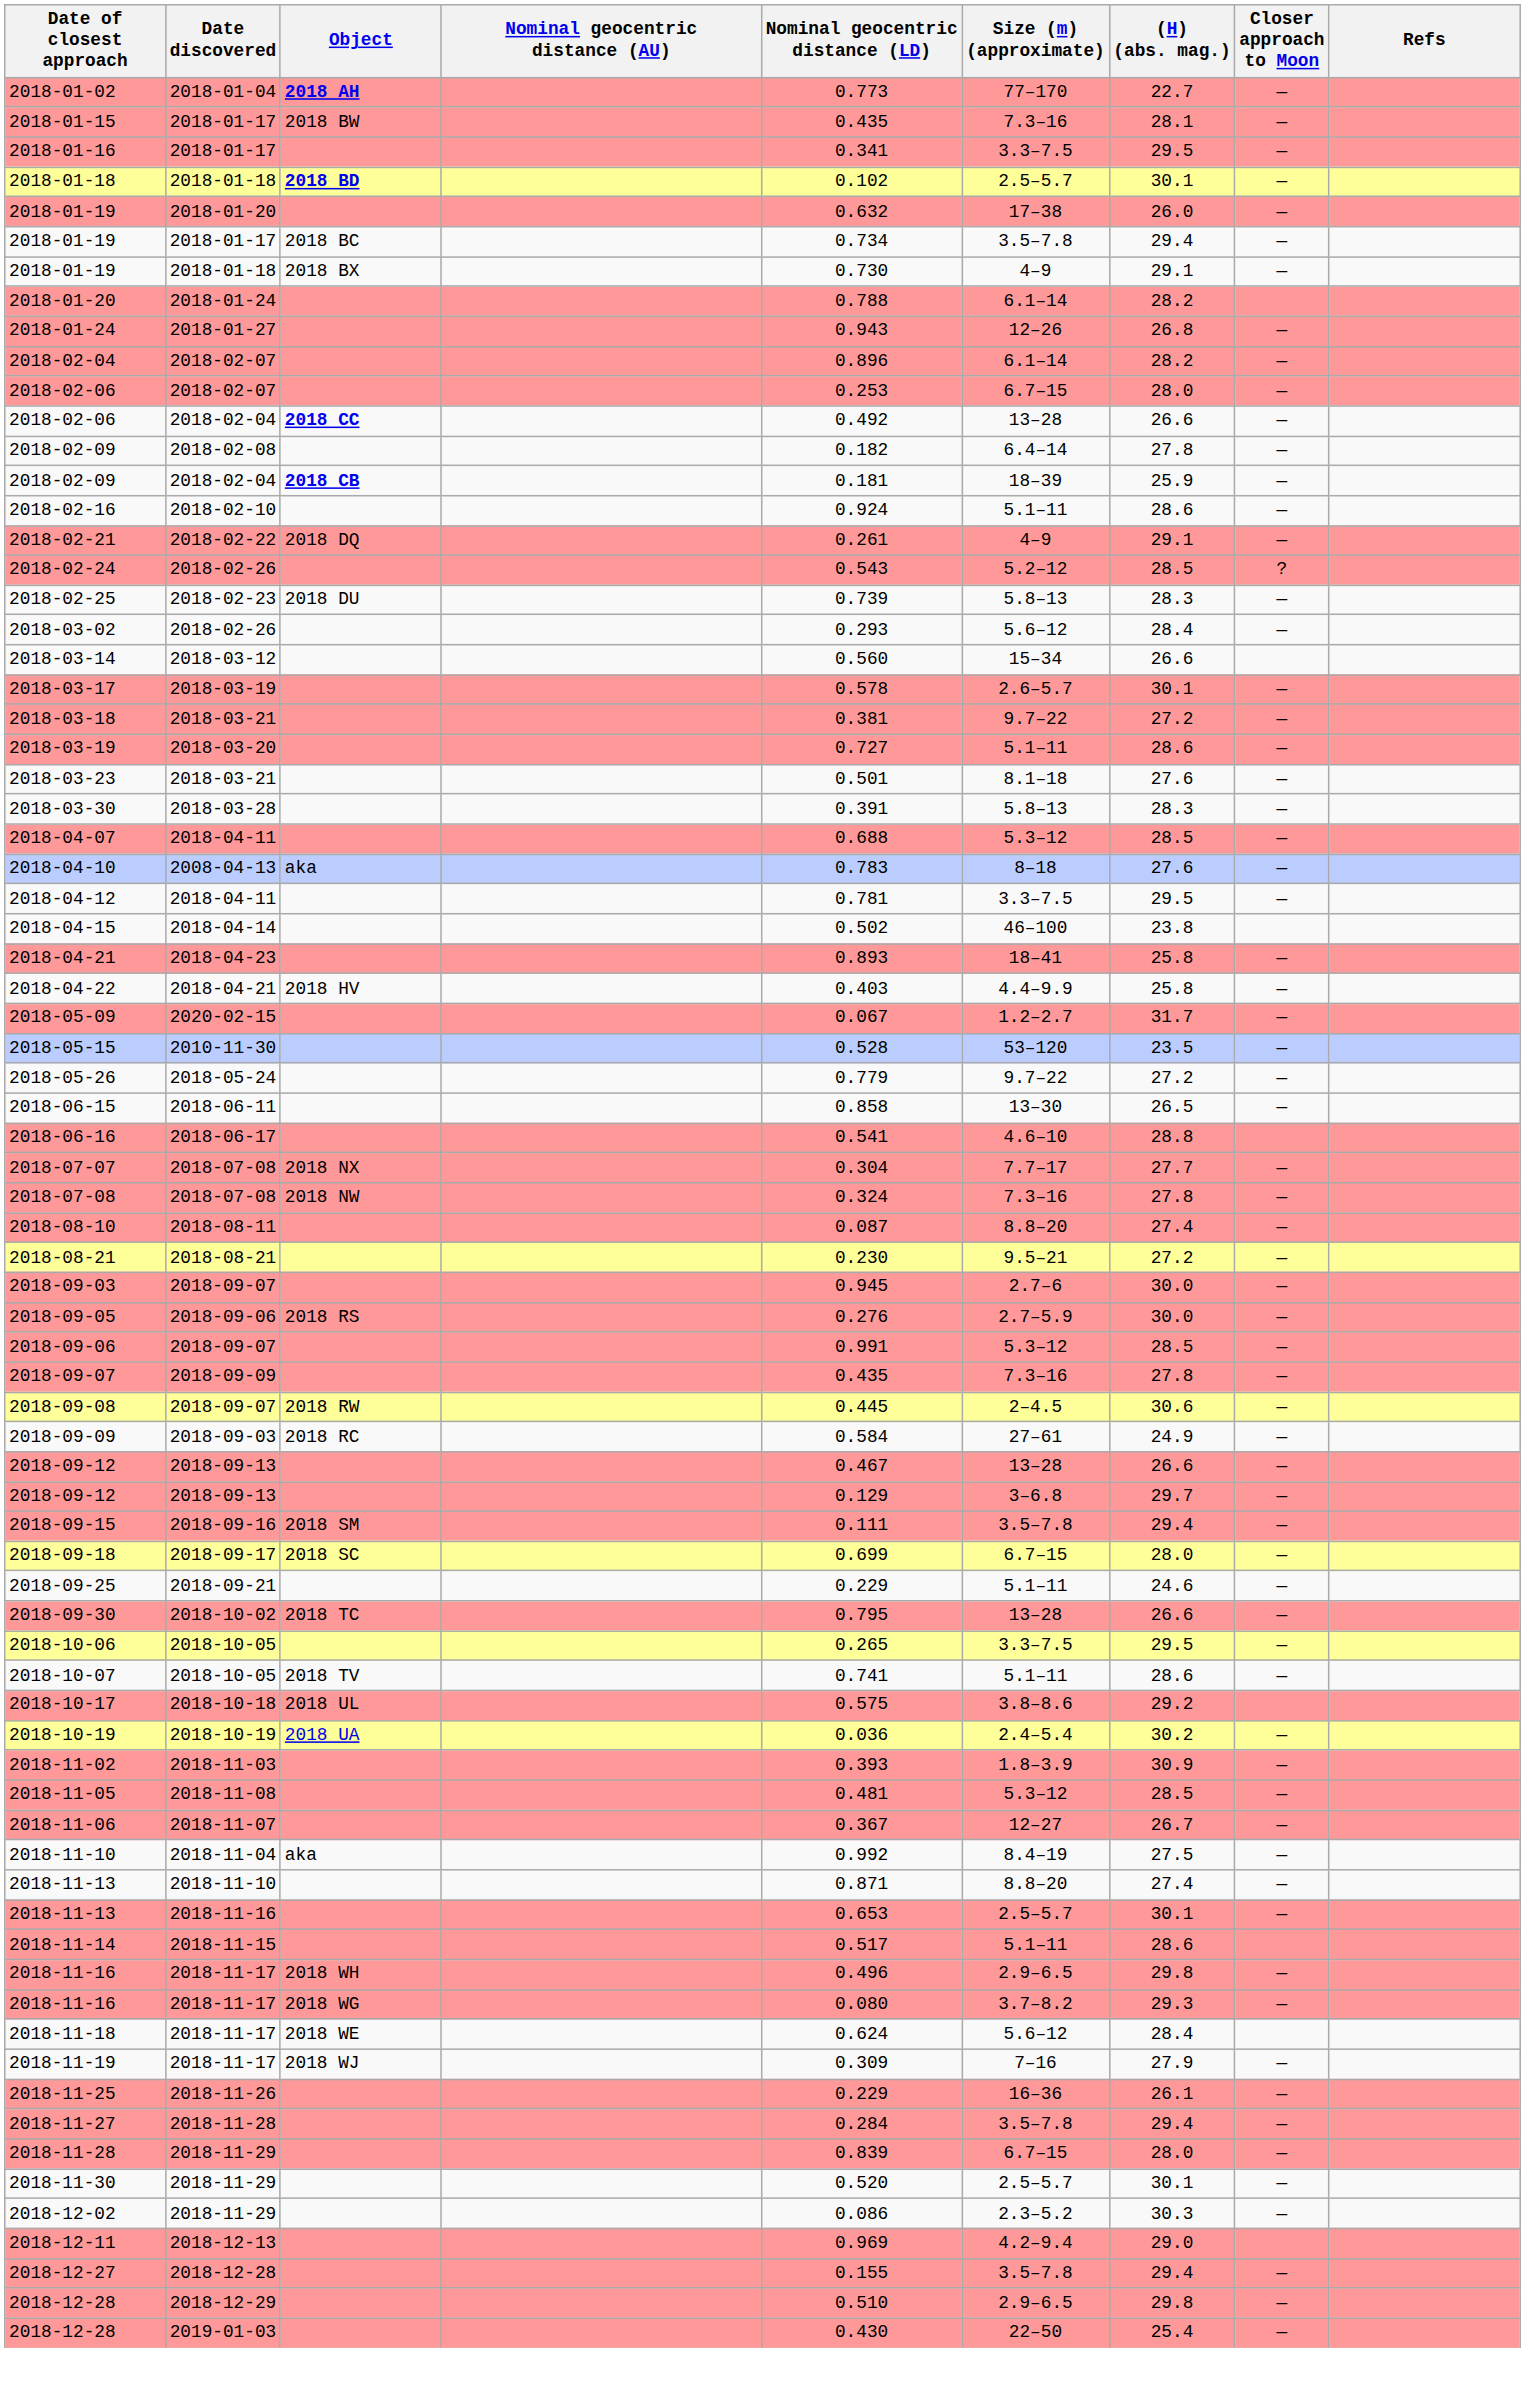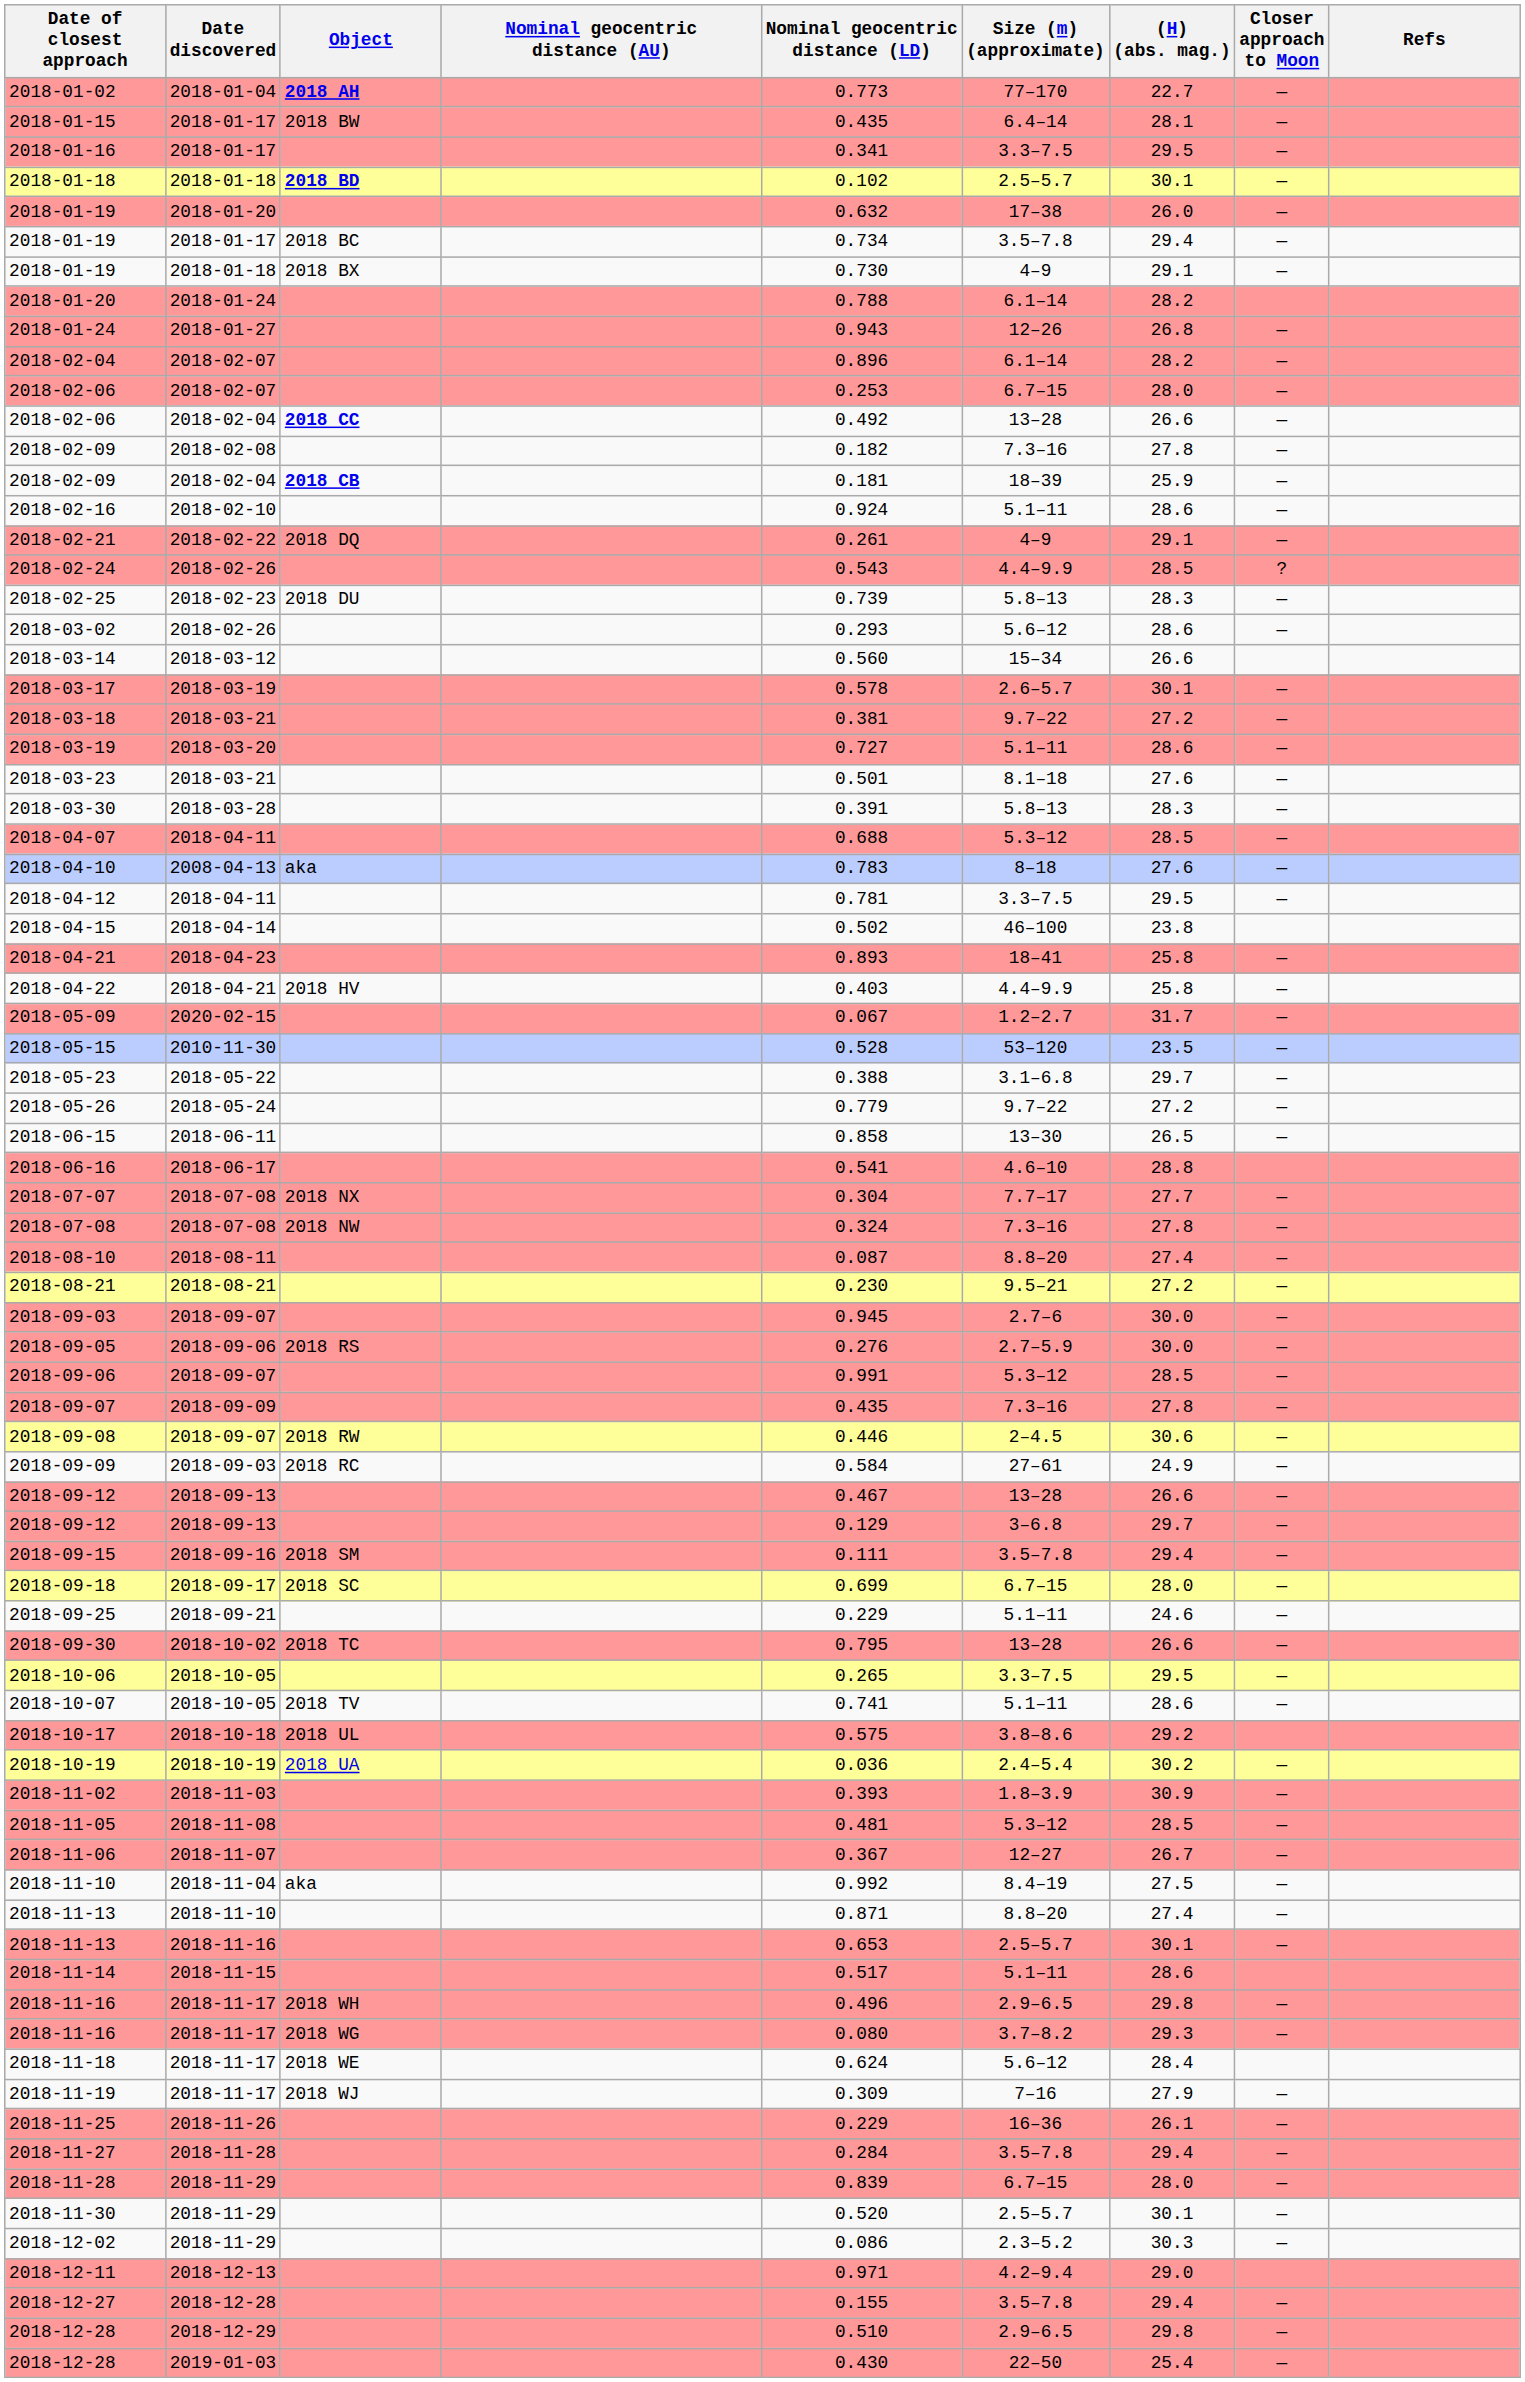(1035, 122) 7.3–16 -> (1035, 122) 6.4–14
(1035, 450) 6.4–14 -> (1035, 450) 7.3–16
(1035, 570) 5.2–12 -> (1035, 570) 4.4–9.9
(1172, 630) 28.4 -> (1172, 630) 28.6
+ row: (62, 1078)
(862, 1406) 0.445 -> (862, 1436) 0.446
(862, 2243) 0.969 -> (862, 2273) 0.971
